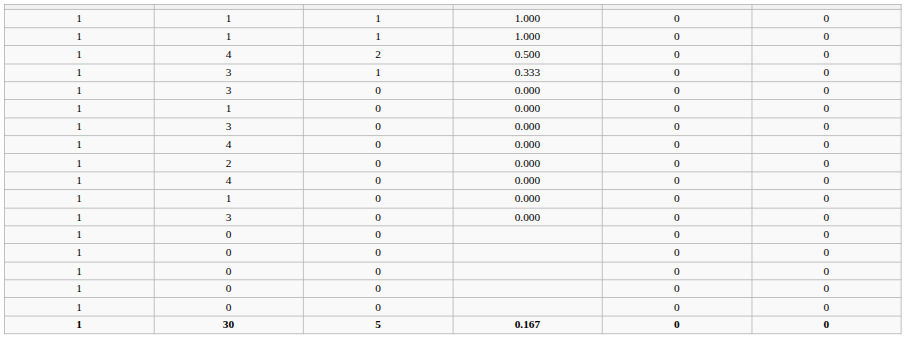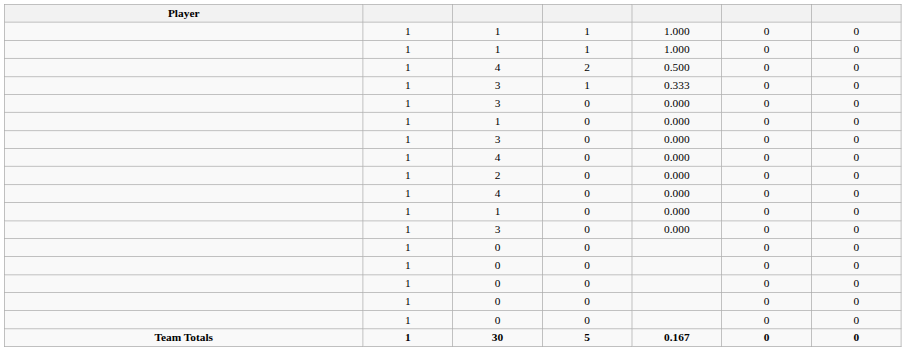+ column: (184, 13)
